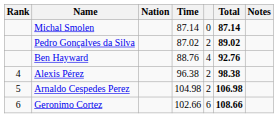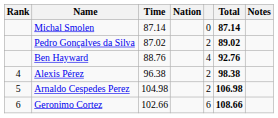columns swapped: (155, 12) <-> (188, 12)
